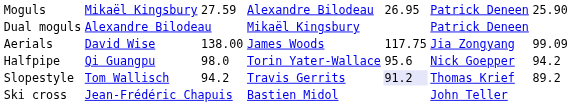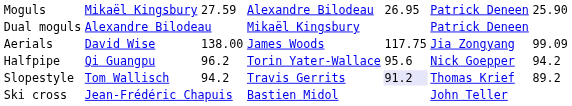(215, 61) 98.0 -> (215, 61) 96.2
